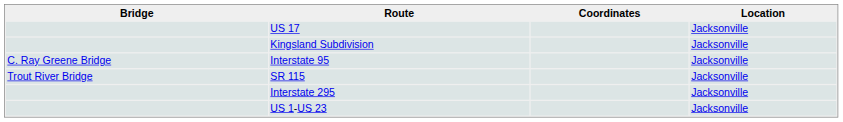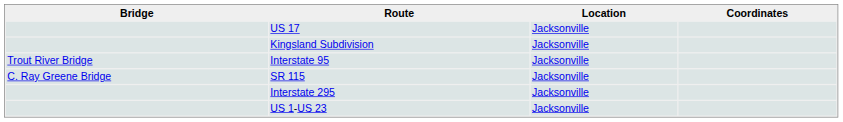columns swapped: (763, 13) <-> (610, 13)
(59, 60) C. Ray Greene Bridge -> (50, 60) Trout River Bridge
(50, 76) Trout River Bridge -> (59, 76) C. Ray Greene Bridge
